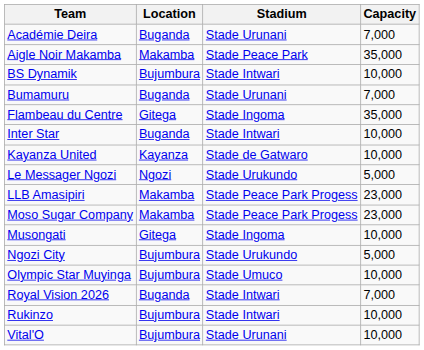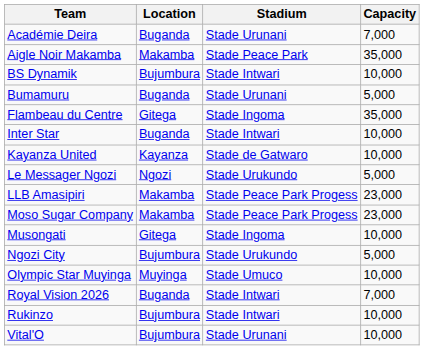(379, 94) 7,000 -> (379, 94) 5,000
(169, 275) Bujumbura -> (163, 275) Muyinga
